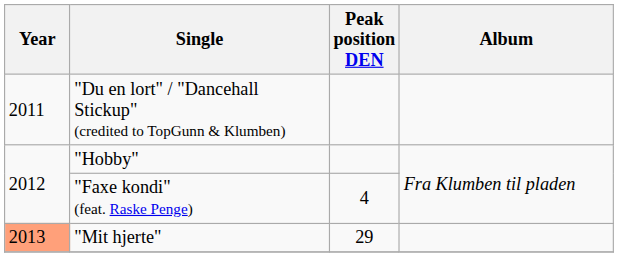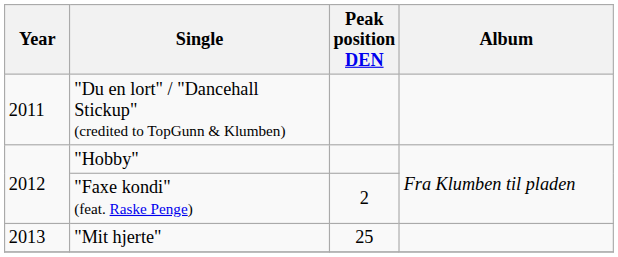(364, 198) 4 -> (364, 198) 2
(27, 237) lightsalmon background -> (27, 237) no background
(364, 237) 29 -> (364, 237) 25
